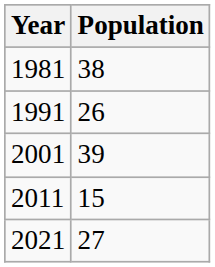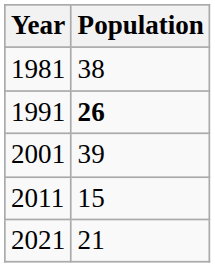(91, 111) normal -> (91, 111) bold
(91, 240) 27 -> (91, 240) 21
